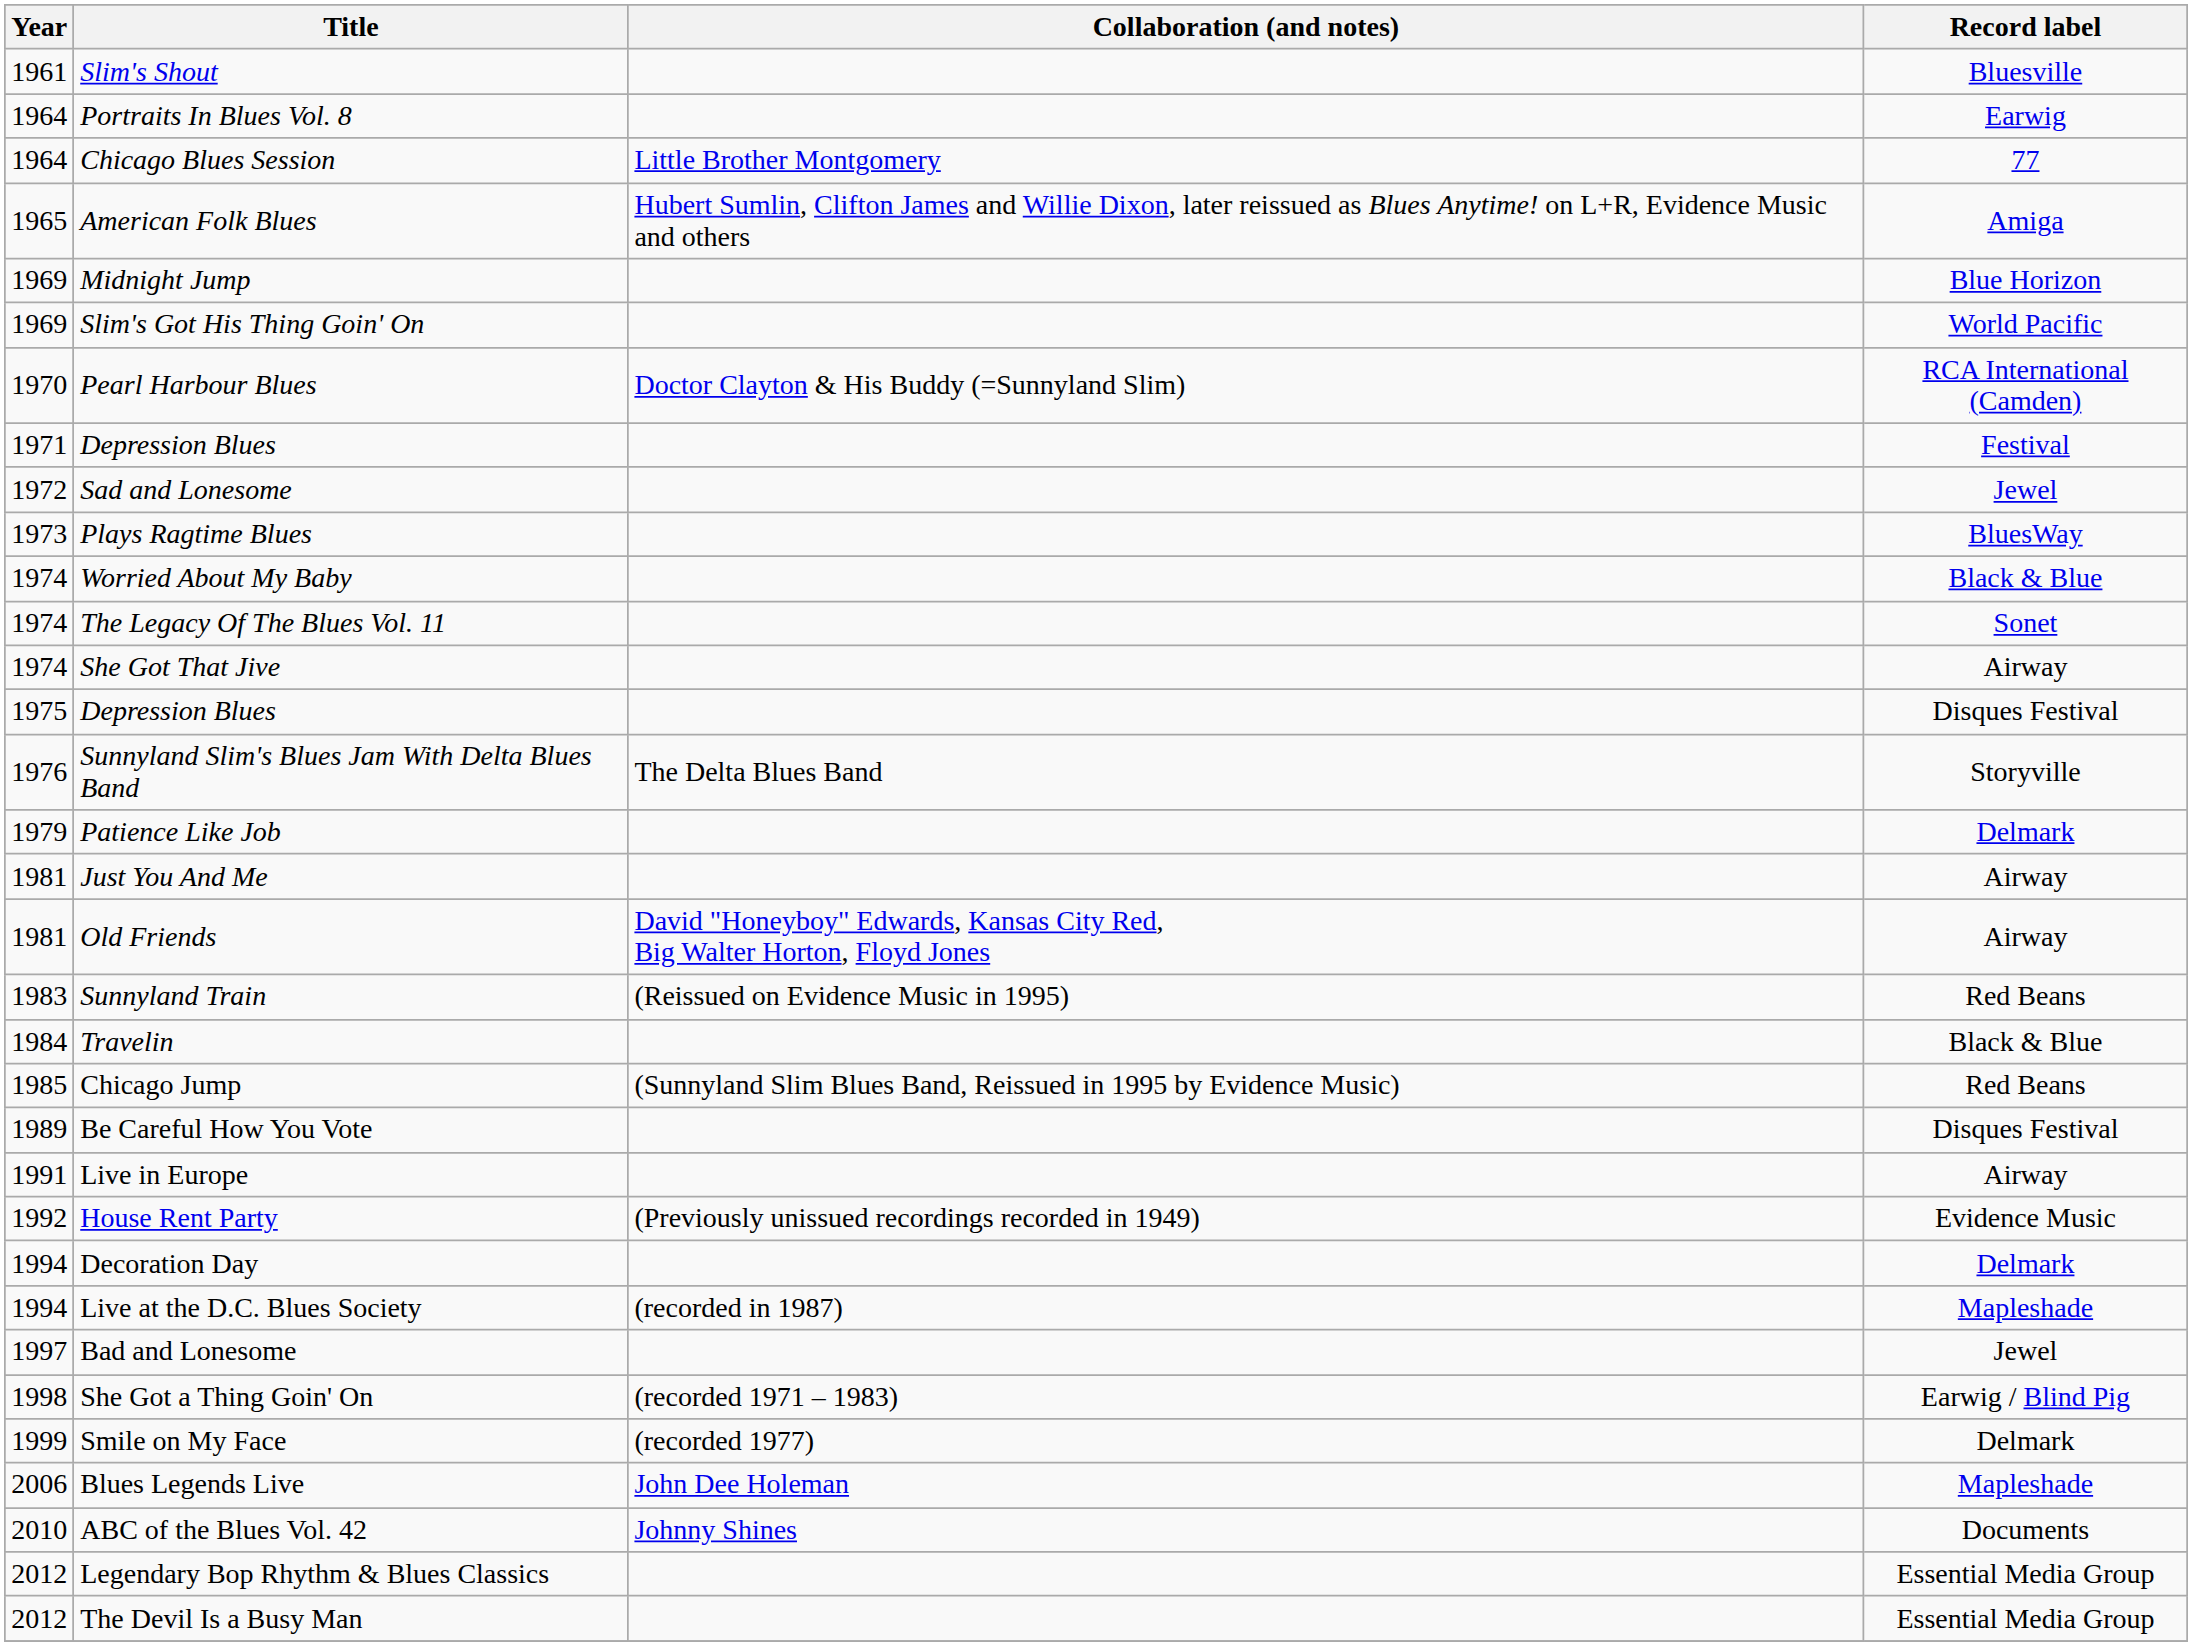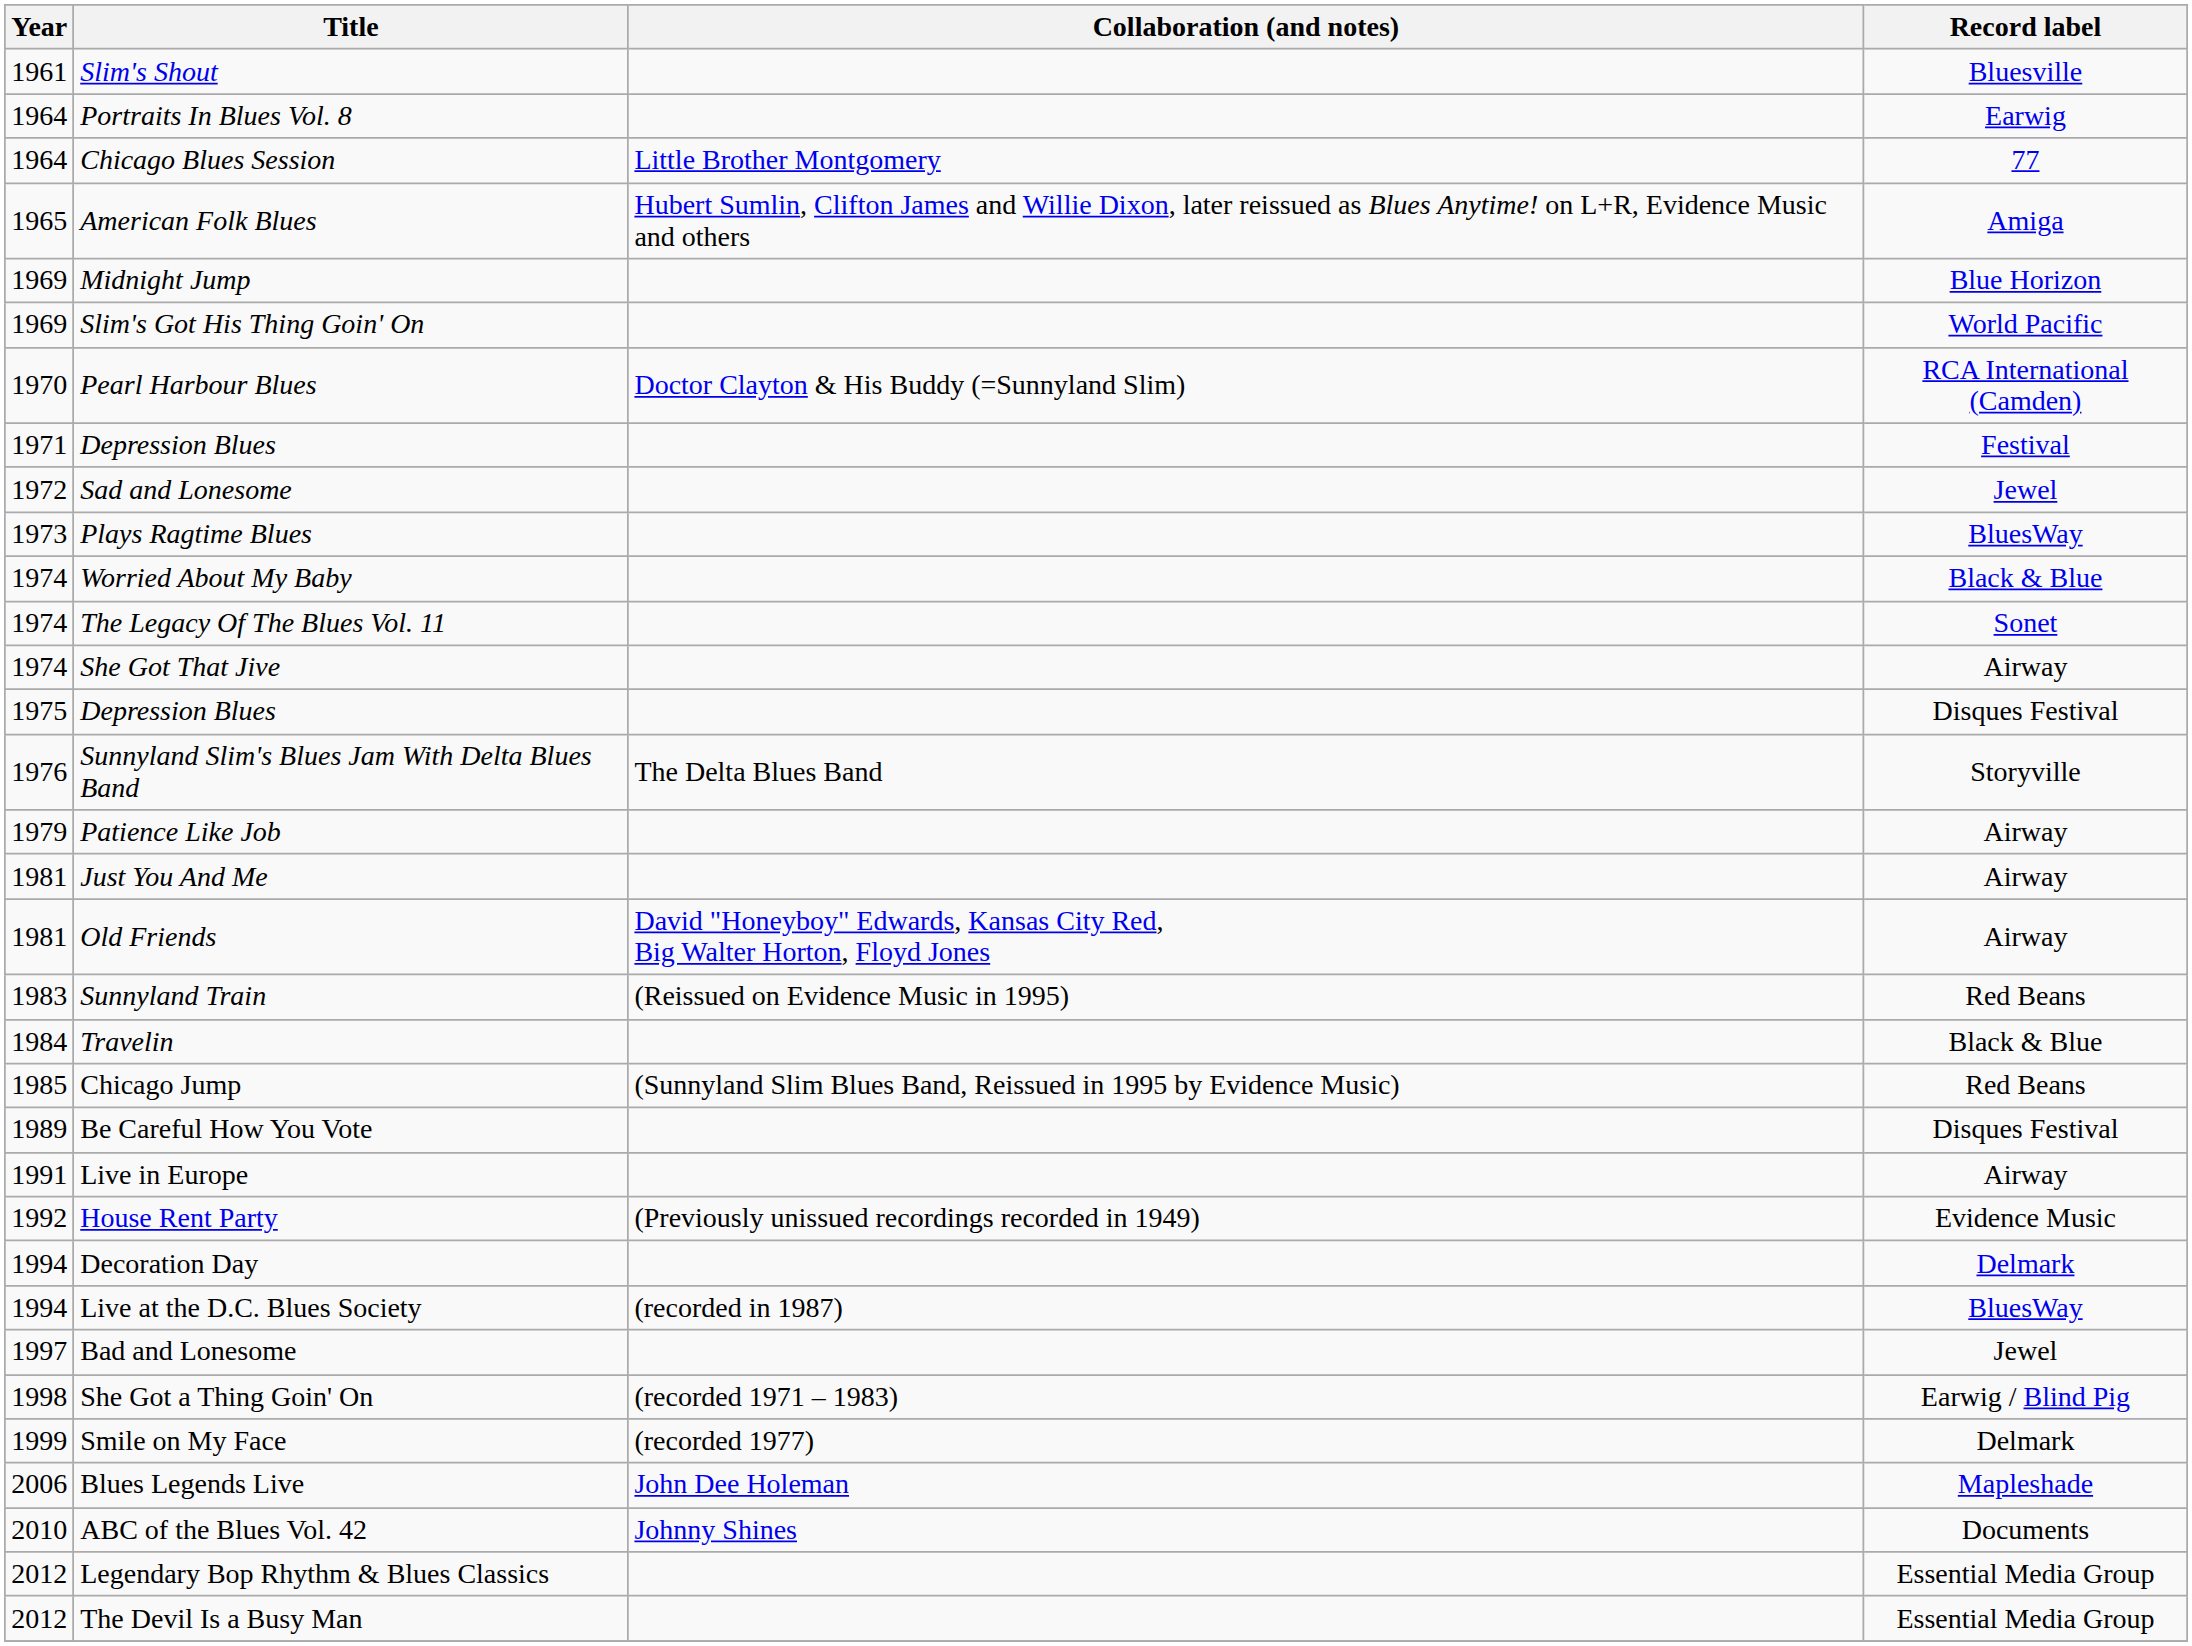(2025, 831) Delmark -> (2025, 831) Airway
(2025, 1307) Mapleshade -> (2025, 1307) BluesWay
